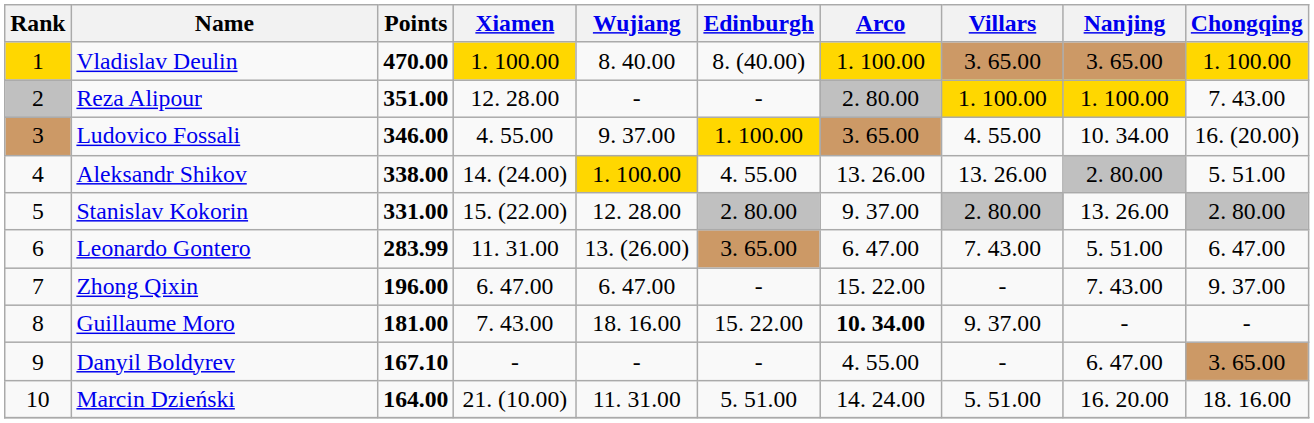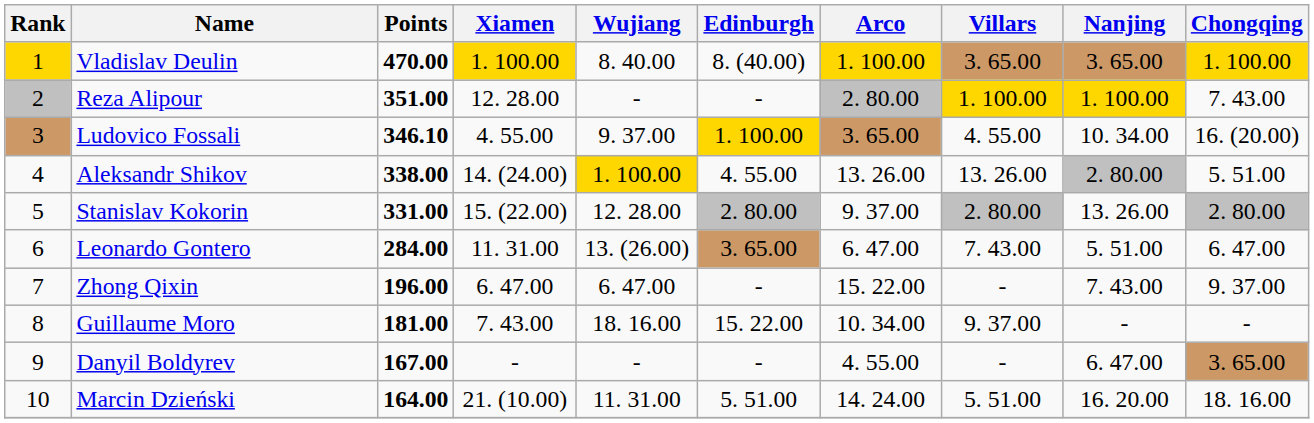(416, 135) 346.00 -> (416, 135) 346.10
(416, 248) 283.99 -> (416, 248) 284.00
(881, 323) bold -> (881, 323) normal
(416, 361) 167.10 -> (416, 361) 167.00
